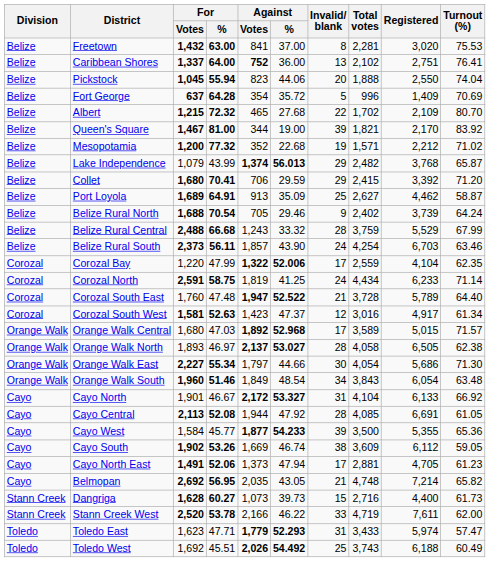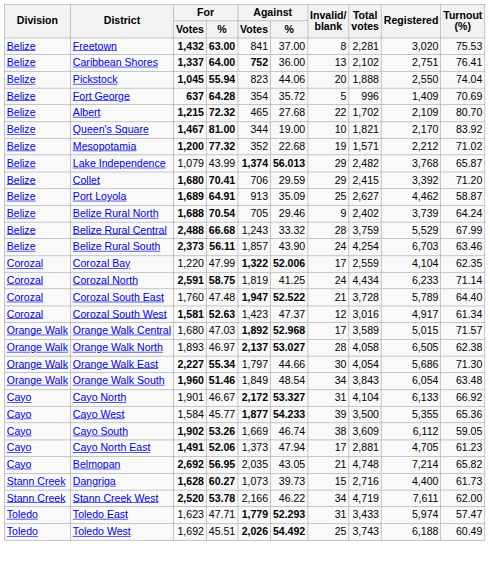(341, 130) 39 -> (341, 130) 10
- row: (104, 414)
(341, 515) 33 -> (341, 498) 34
